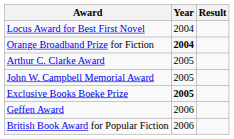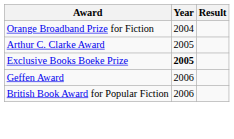- row: (76, 28)
(184, 45) bold -> (184, 28) normal
- row: (80, 77)
